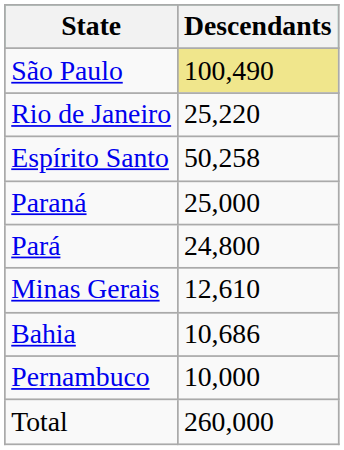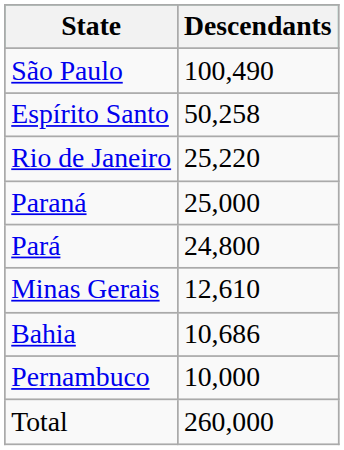(229, 70) khaki background -> (229, 70) no background
rows swapped: (90, 158) <-> (91, 114)
